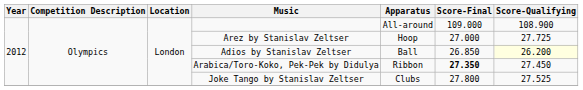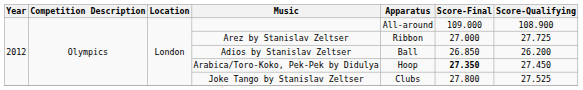(408, 38) Hoop -> (408, 38) Ribbon
(536, 52) lightyellow background -> (536, 52) no background
(408, 65) Ribbon -> (408, 65) Hoop
